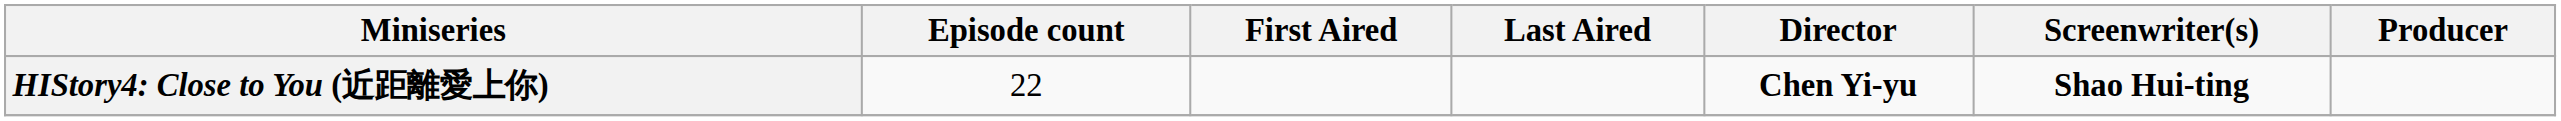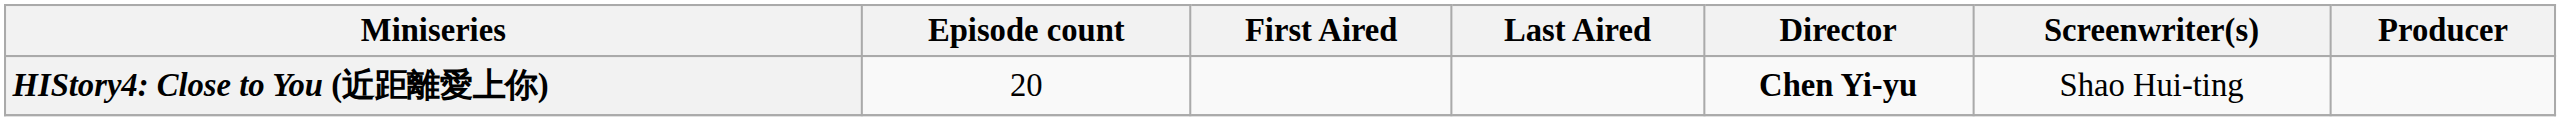(1026, 85) 22 -> (1026, 85) 20
(2152, 85) bold -> (2152, 85) normal
